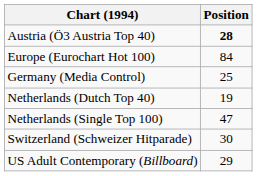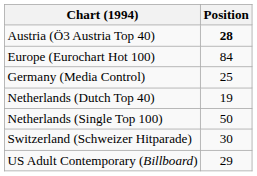(226, 118) 47 -> (226, 118) 50
